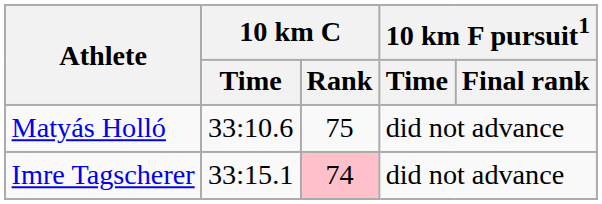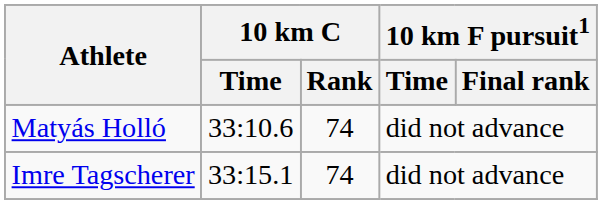(340, 128) 75 -> (340, 128) 74
(340, 175) pink background -> (340, 175) no background
